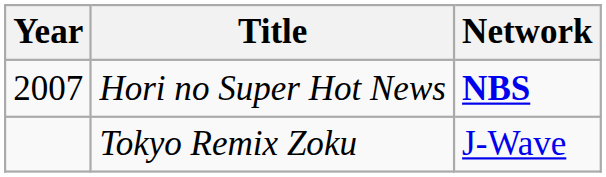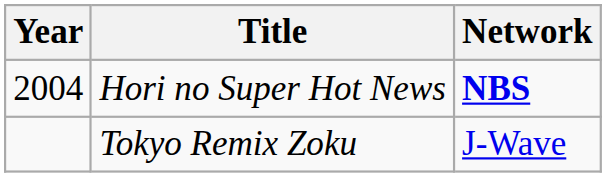(48, 87) 2007 -> (48, 87) 2004
